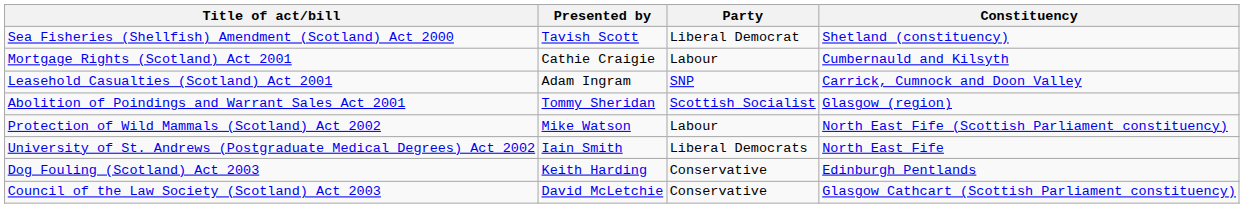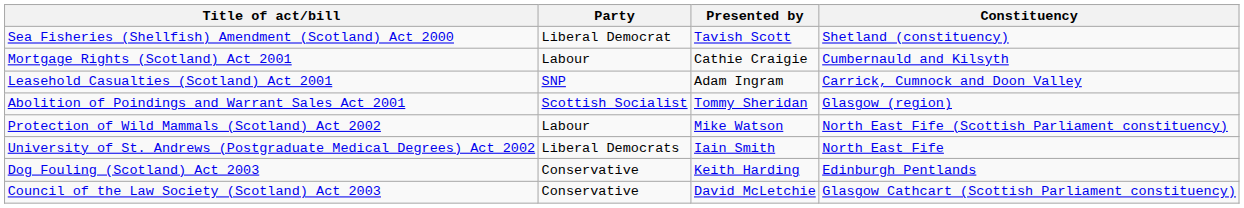columns swapped: (602, 16) <-> (743, 16)
